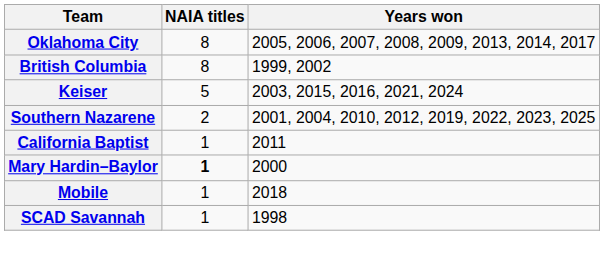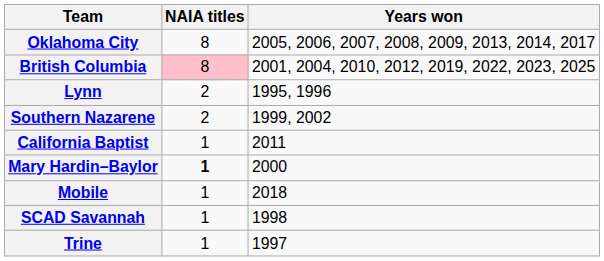(205, 67) no background -> (205, 67) pink background
(292, 67) 1999, 2002 -> (424, 67) 2001, 2004, 2010, 2012, 2019, 2022, 2023, 2025
- row: (83, 92)
+ row: (83, 92)
(424, 117) 2001, 2004, 2010, 2012, 2019, 2022, 2023, 2025 -> (292, 117) 1999, 2002
+ row: (83, 243)
